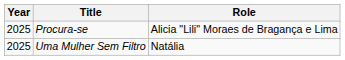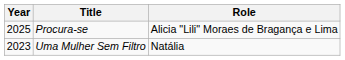(19, 47) 2025 -> (19, 47) 2023
